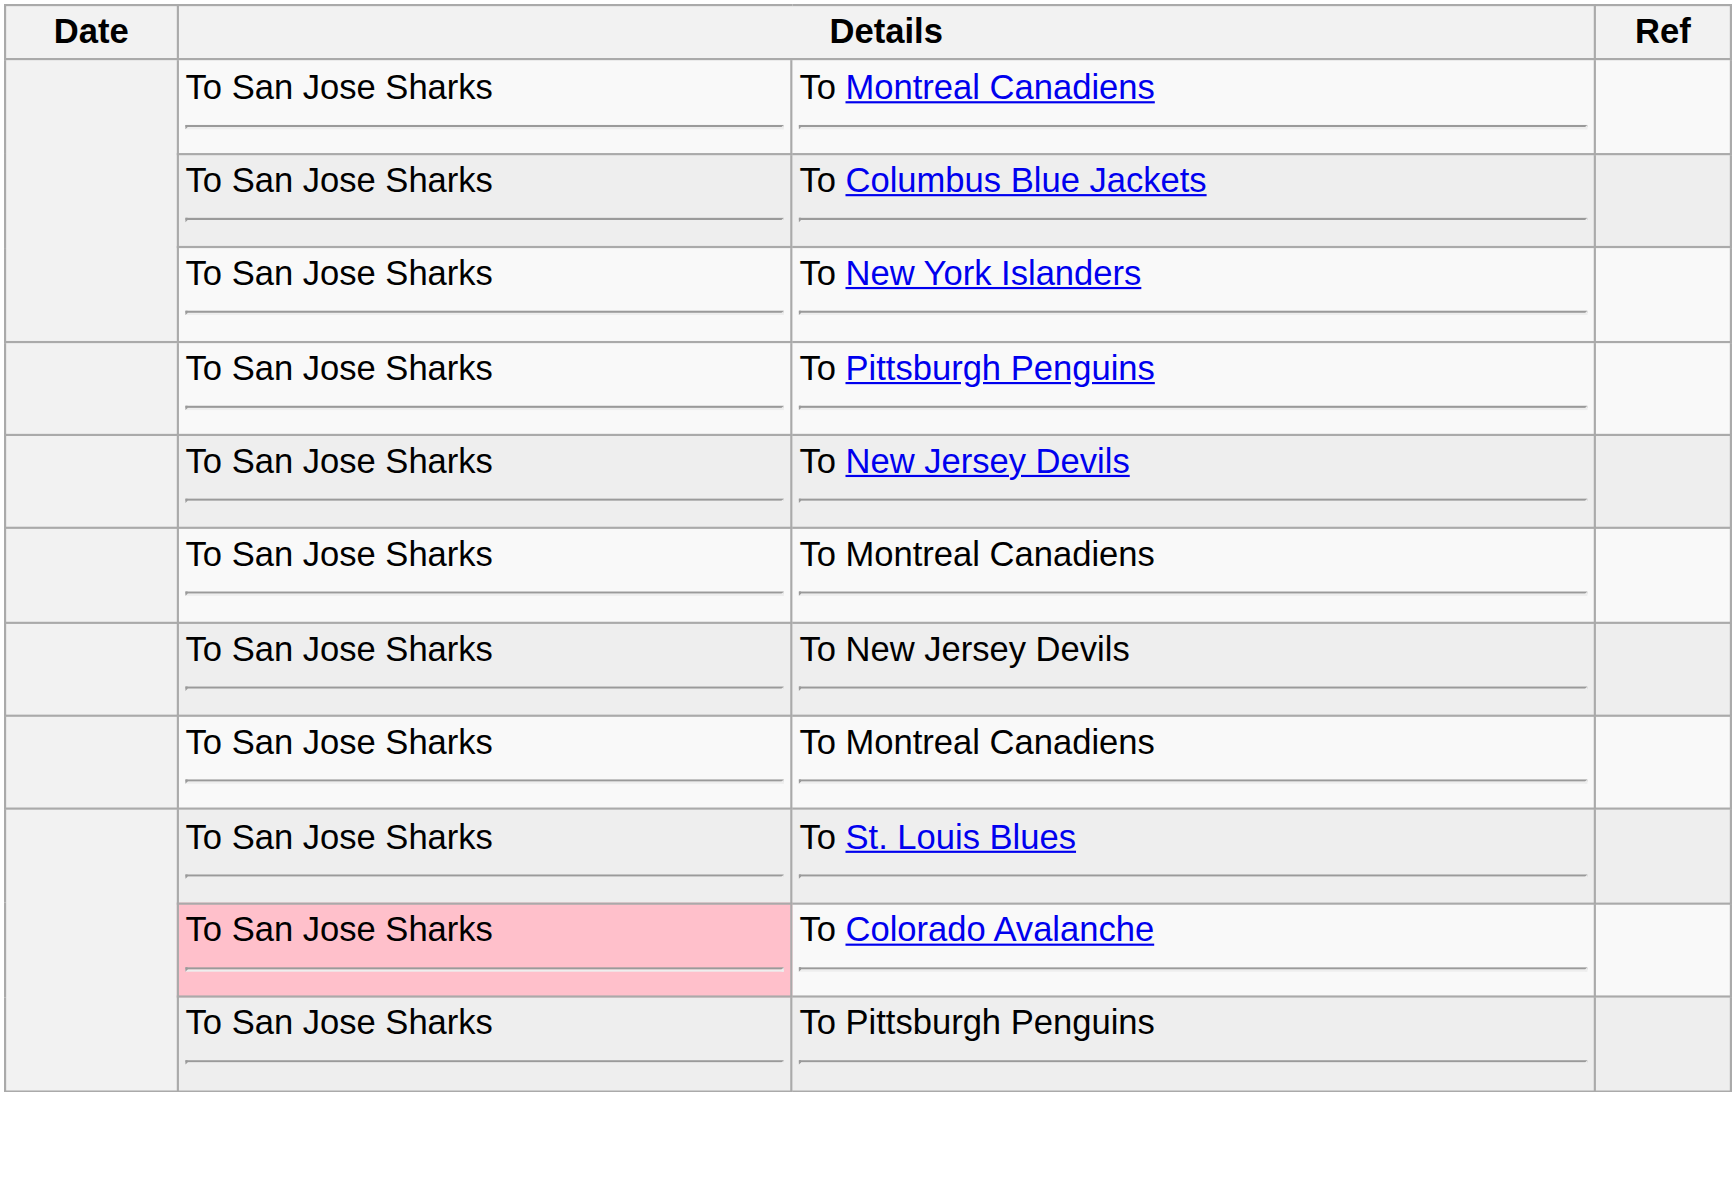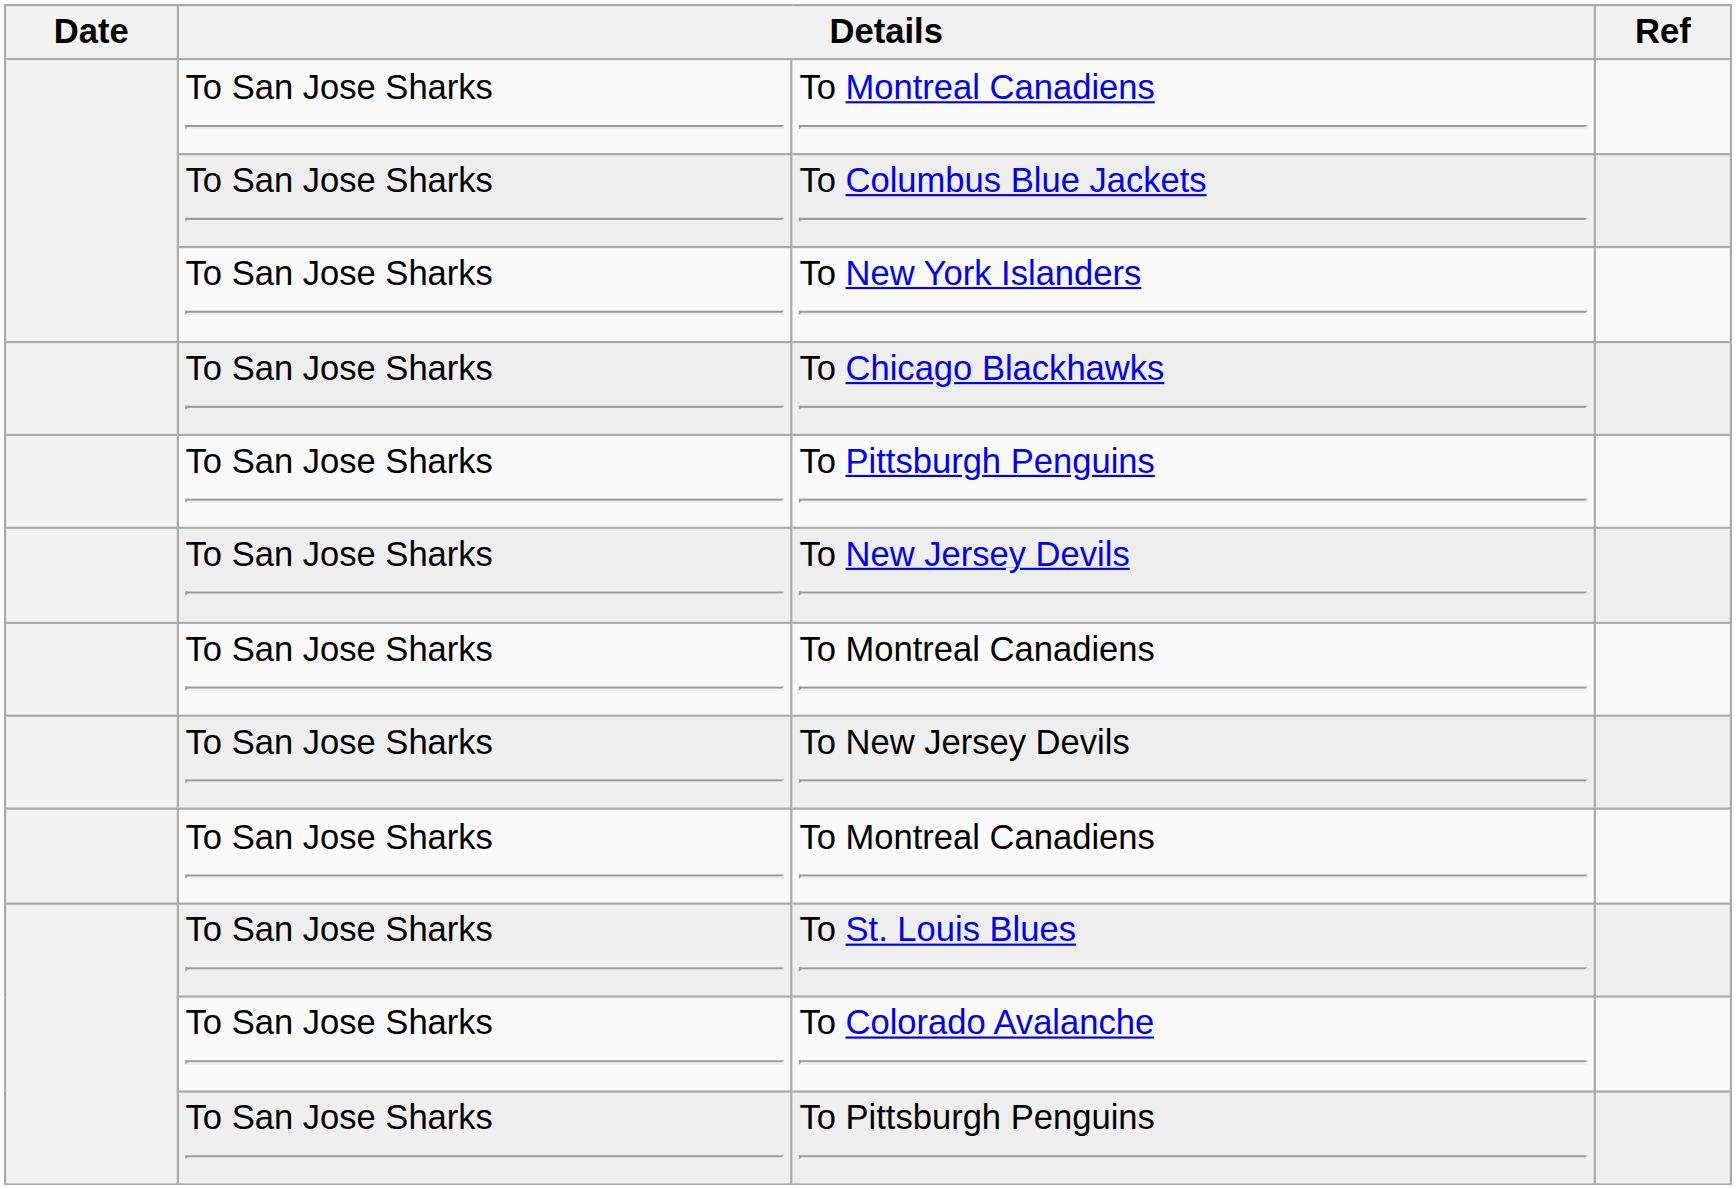+ row: (91, 388)
(484, 941) pink background -> (484, 1035) no background
